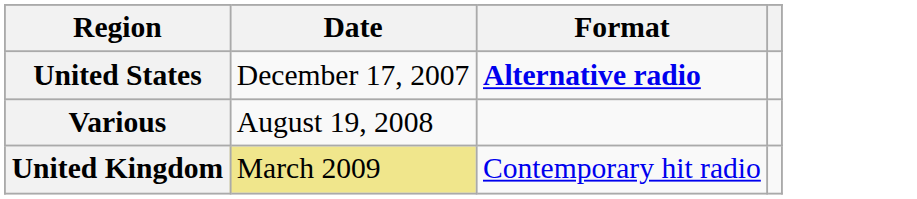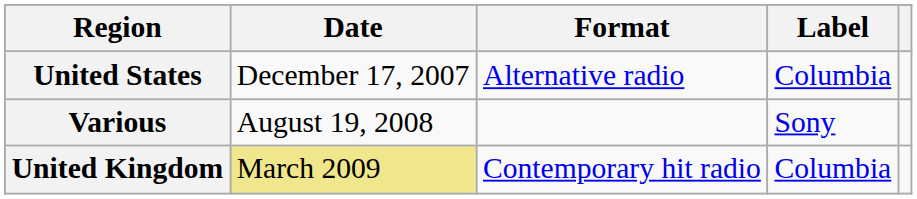+ column: (833, 27)
(592, 74) bold -> (584, 74) normal
